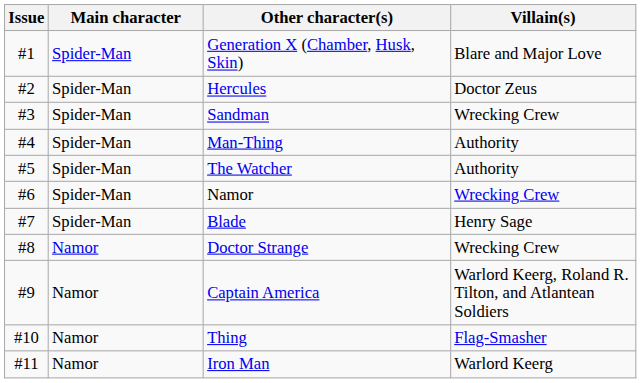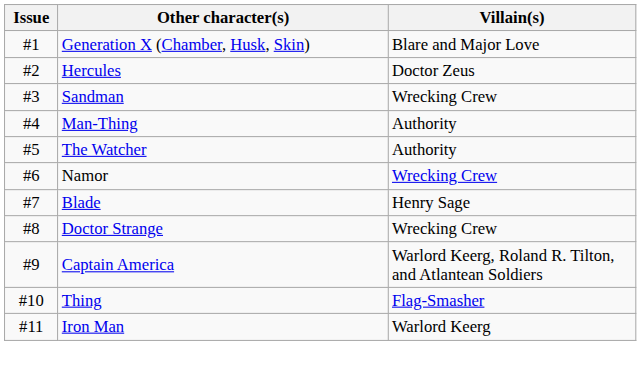- column: (126, 17)
